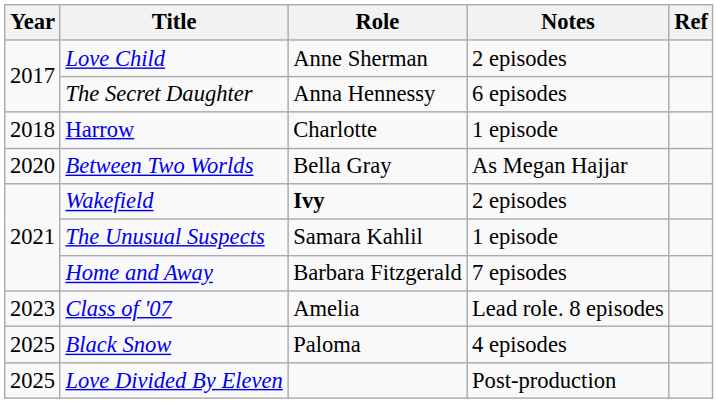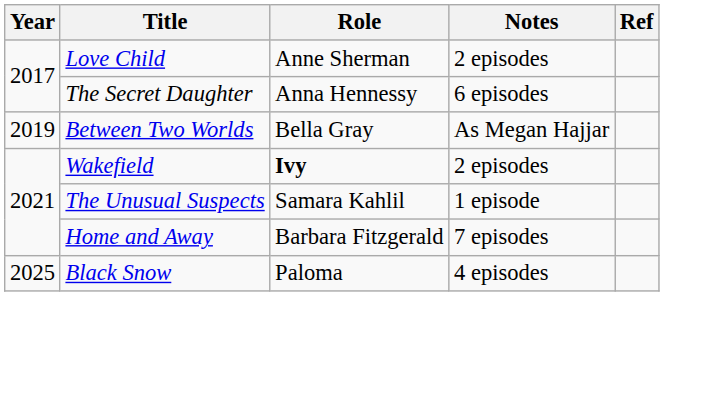- row: (100, 129)
(32, 165) 2020 -> (32, 129) 2019
- row: (119, 308)
- row: (174, 380)
